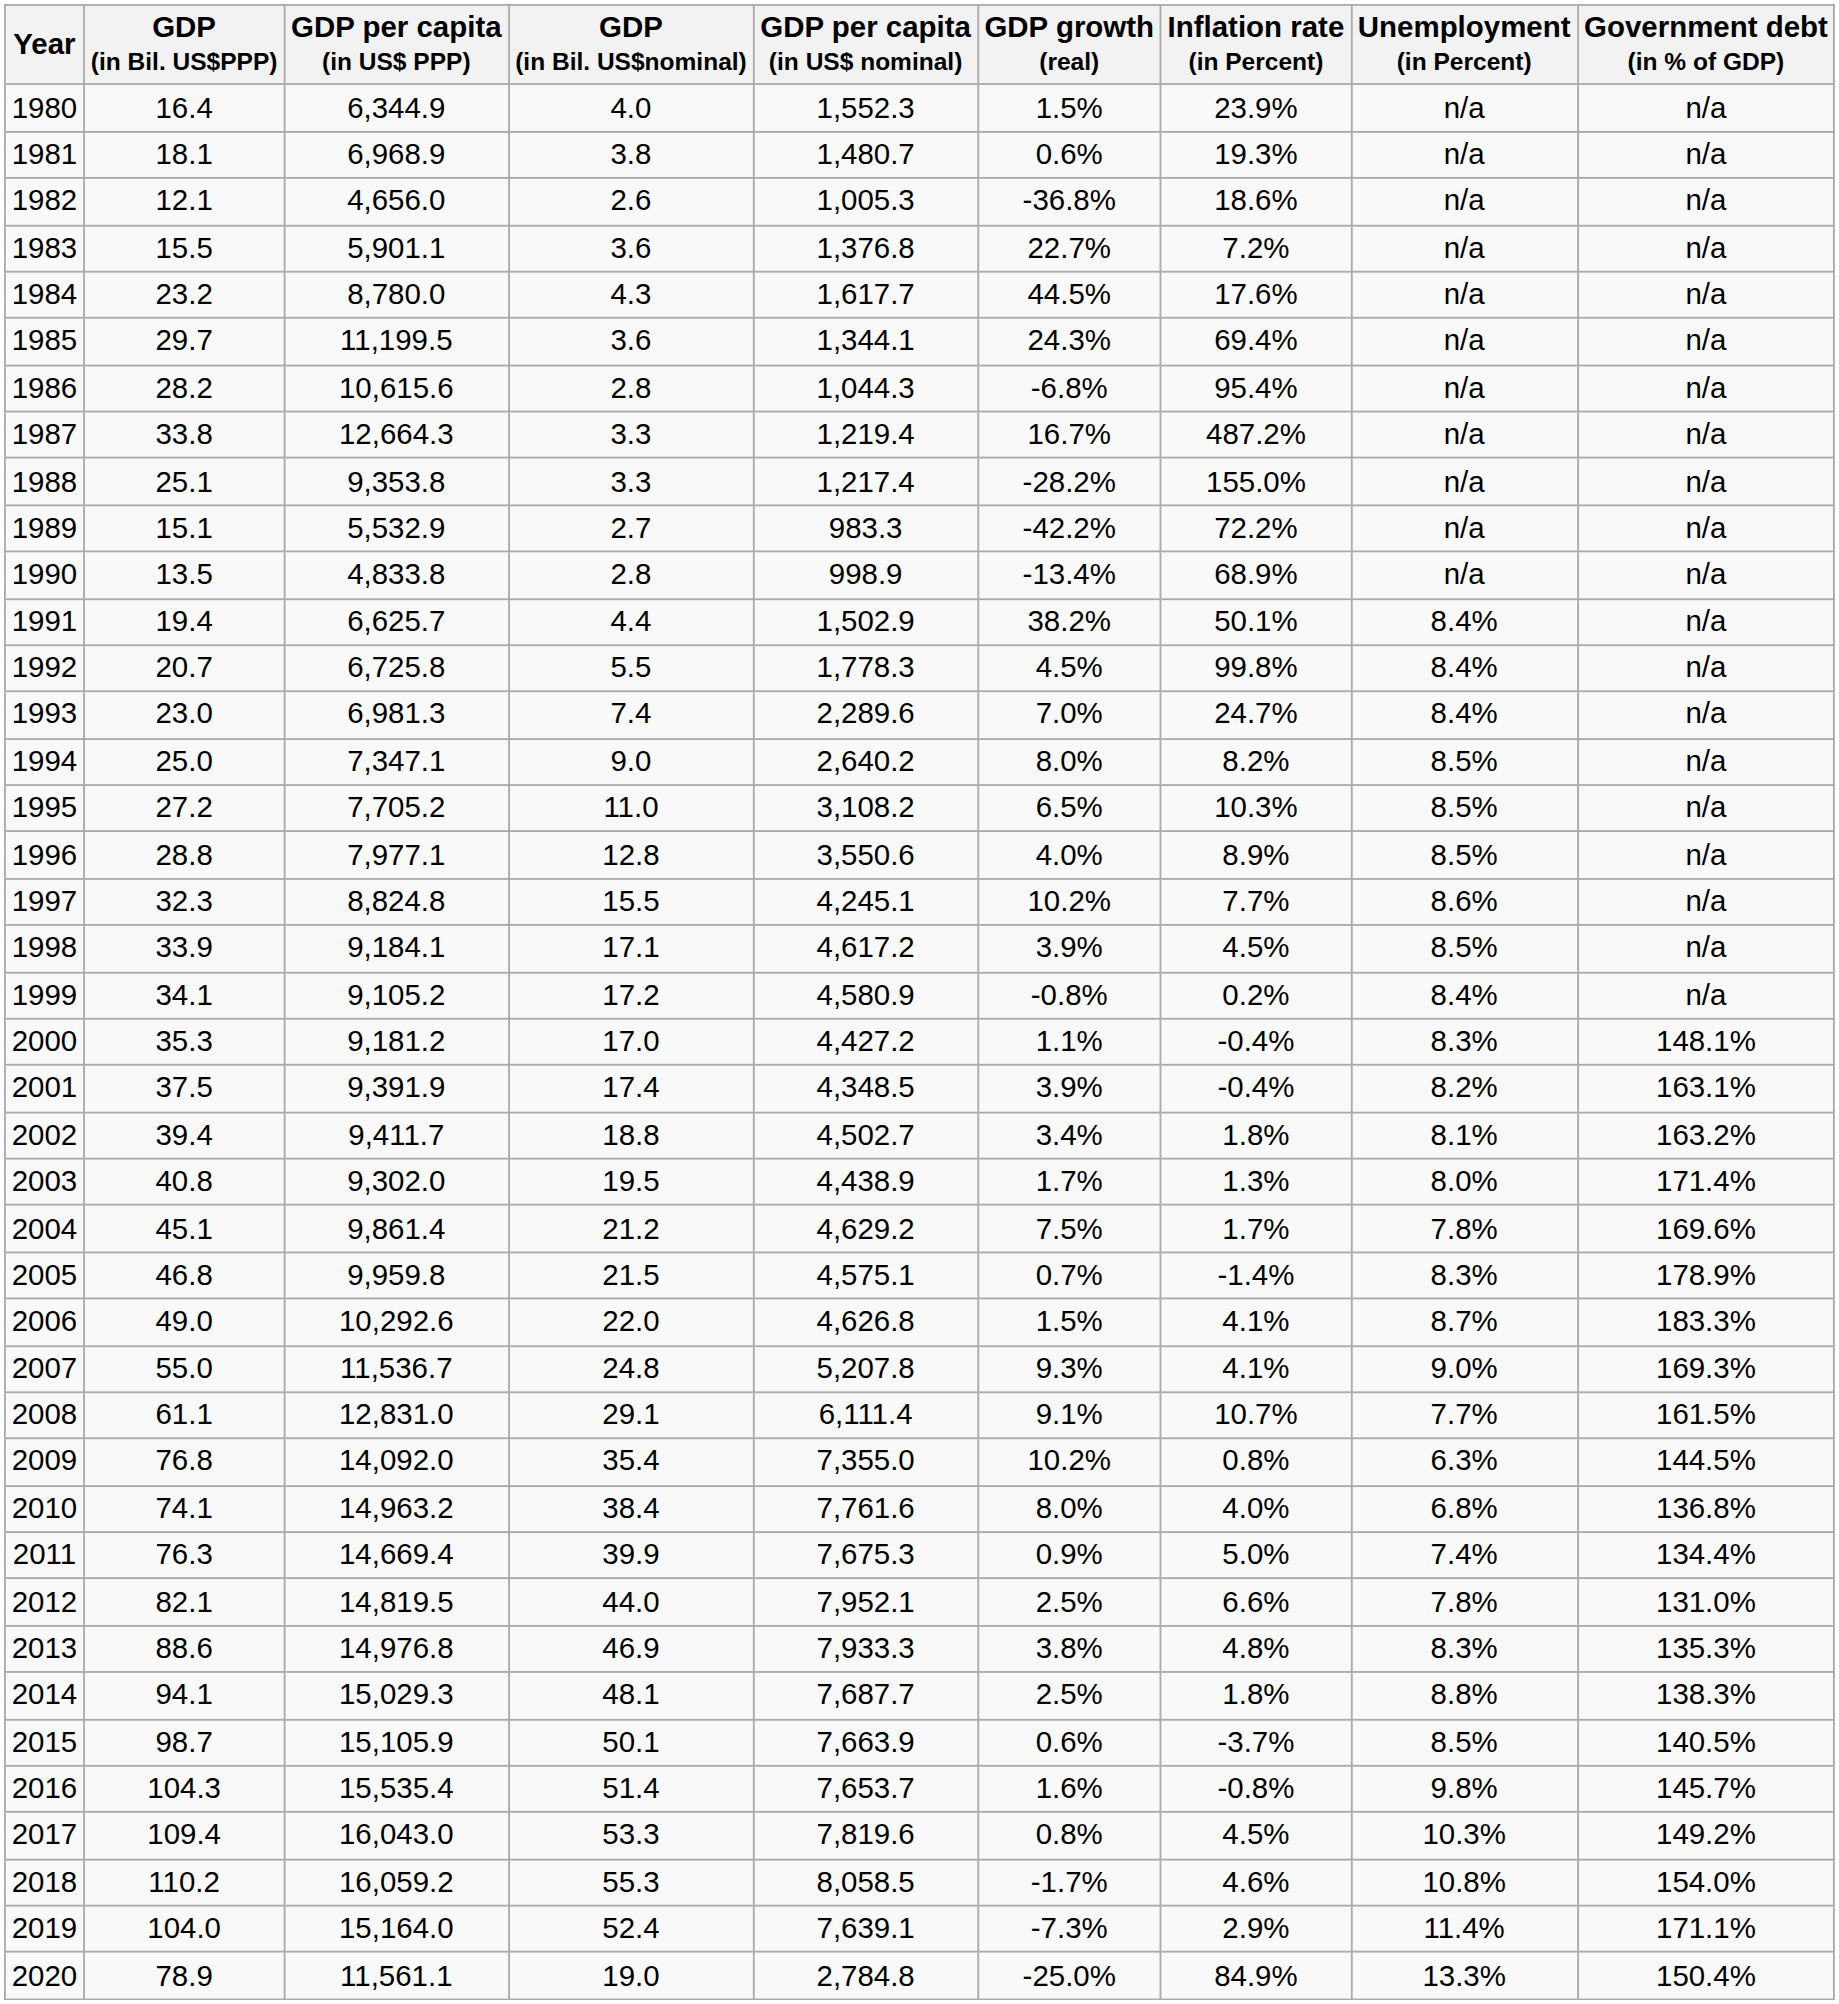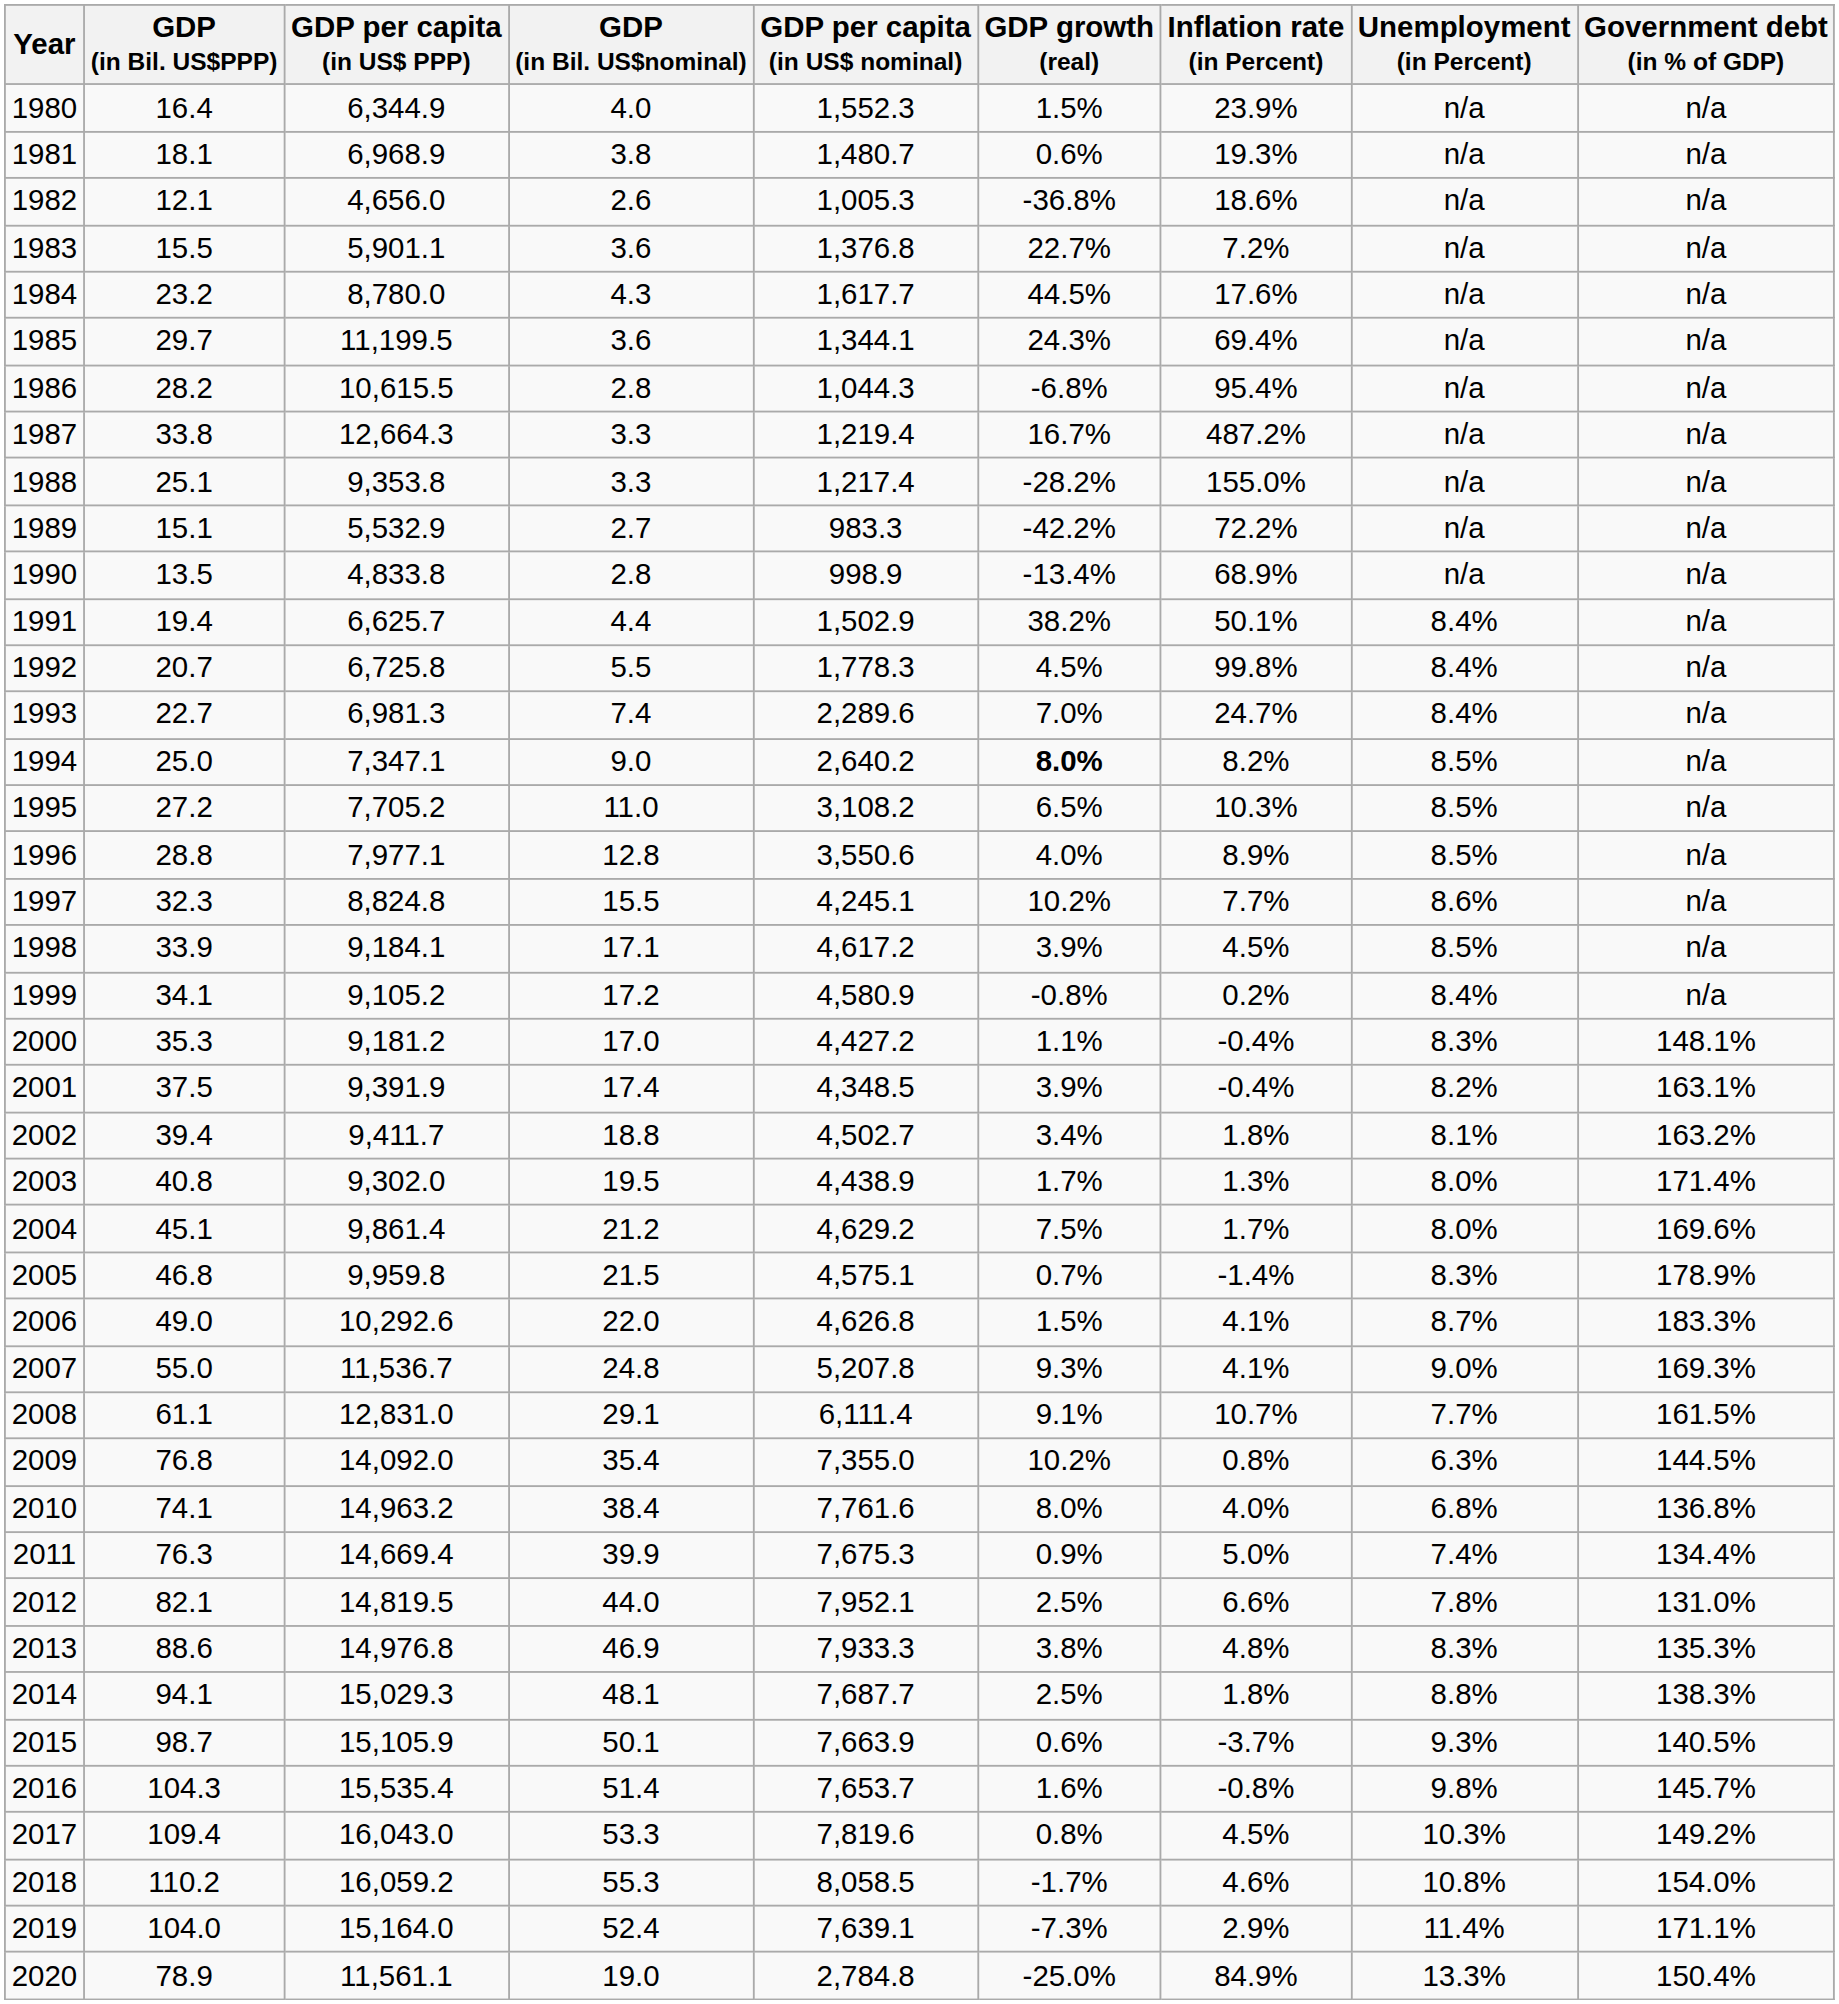(396, 387) 10,615.6 -> (396, 387) 10,615.5
(184, 714) 23.0 -> (184, 714) 22.7
(1069, 761) normal -> (1069, 761) bold
(1464, 1228) 7.8% -> (1464, 1228) 8.0%
(1464, 1741) 8.5% -> (1464, 1741) 9.3%
